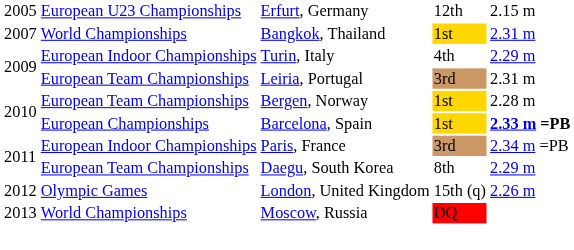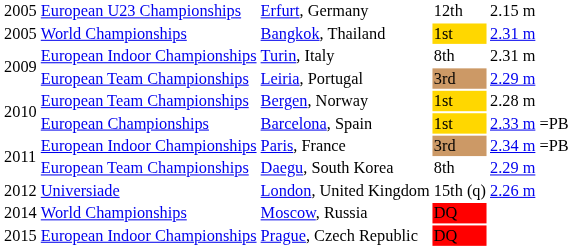(20, 33) 2007 -> (20, 33) 2005
(444, 56) 4th -> (444, 56) 8th
(513, 56) 2.29 m -> (513, 56) 2.31 m
(513, 78) 2.31 m -> (513, 78) 2.29 m
(530, 123) bold -> (529, 123) normal
(94, 190) Olympic Games -> (80, 190) Universiade
(20, 213) 2013 -> (20, 213) 2014
+ row: (339, 235)
